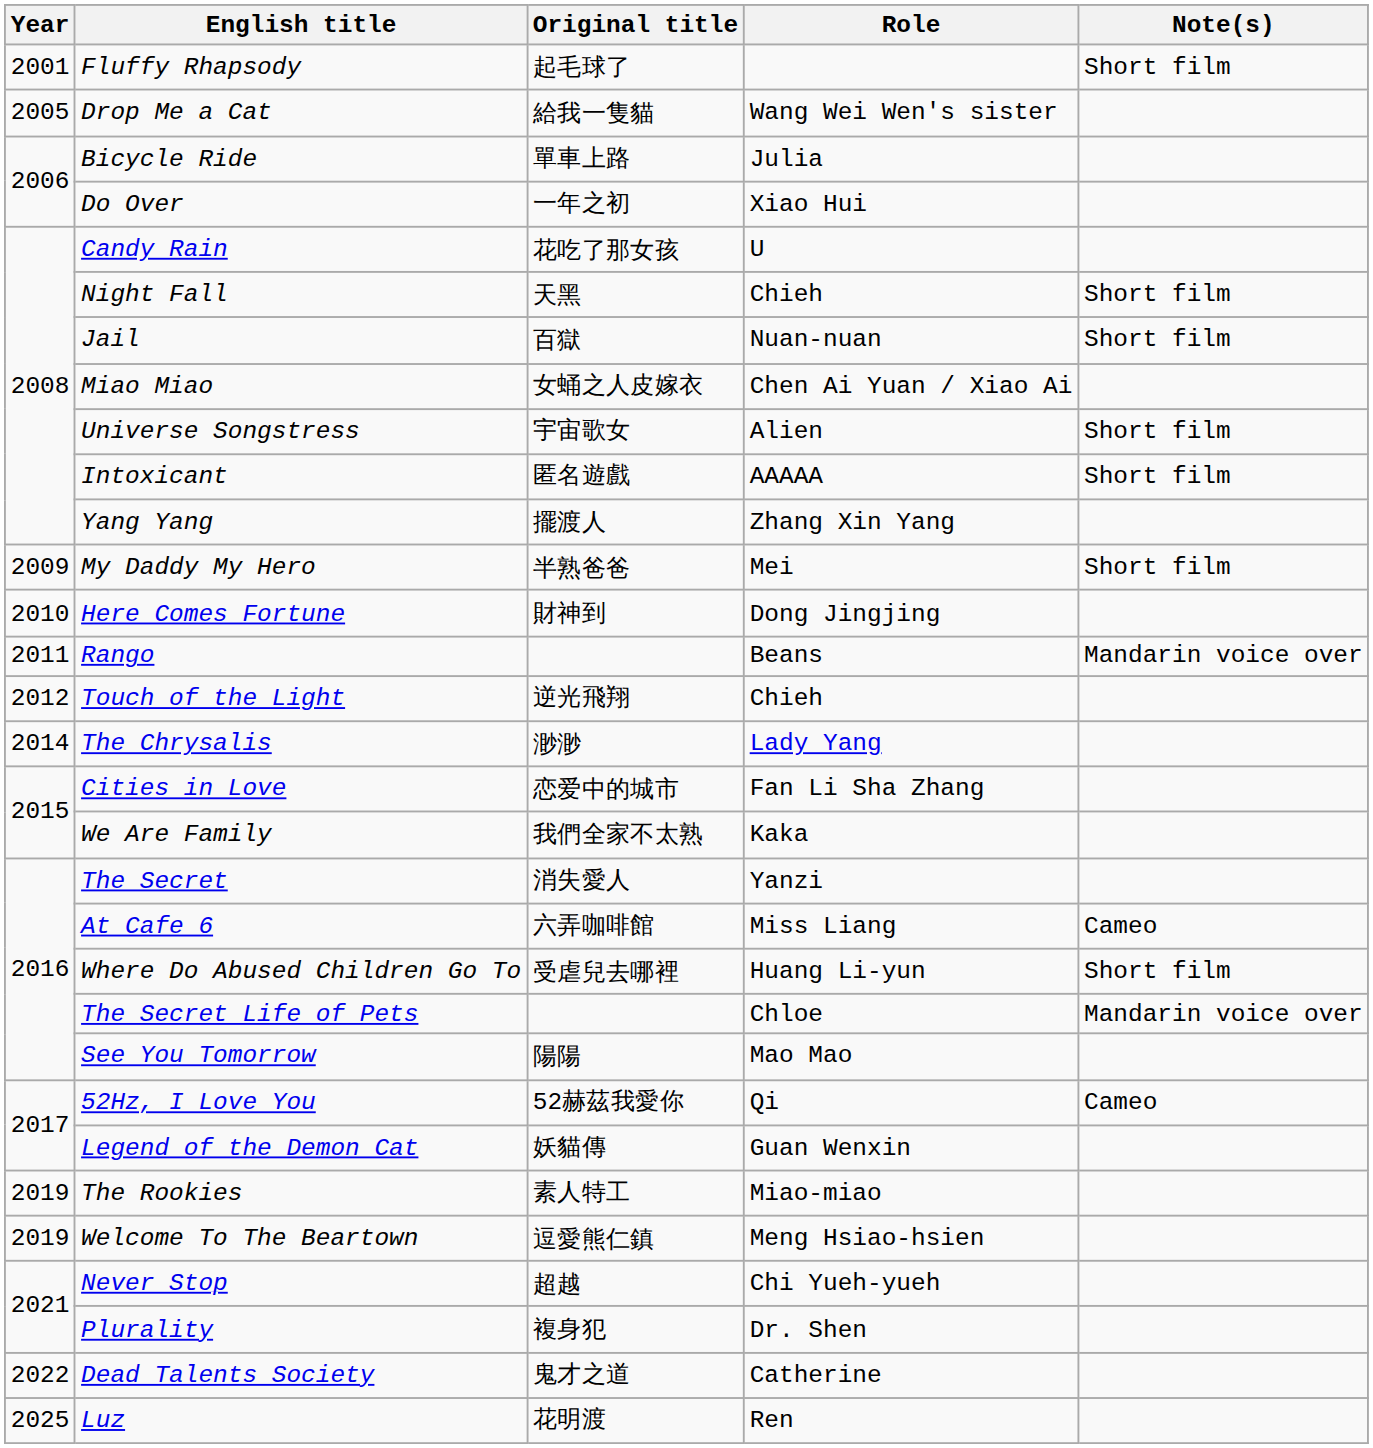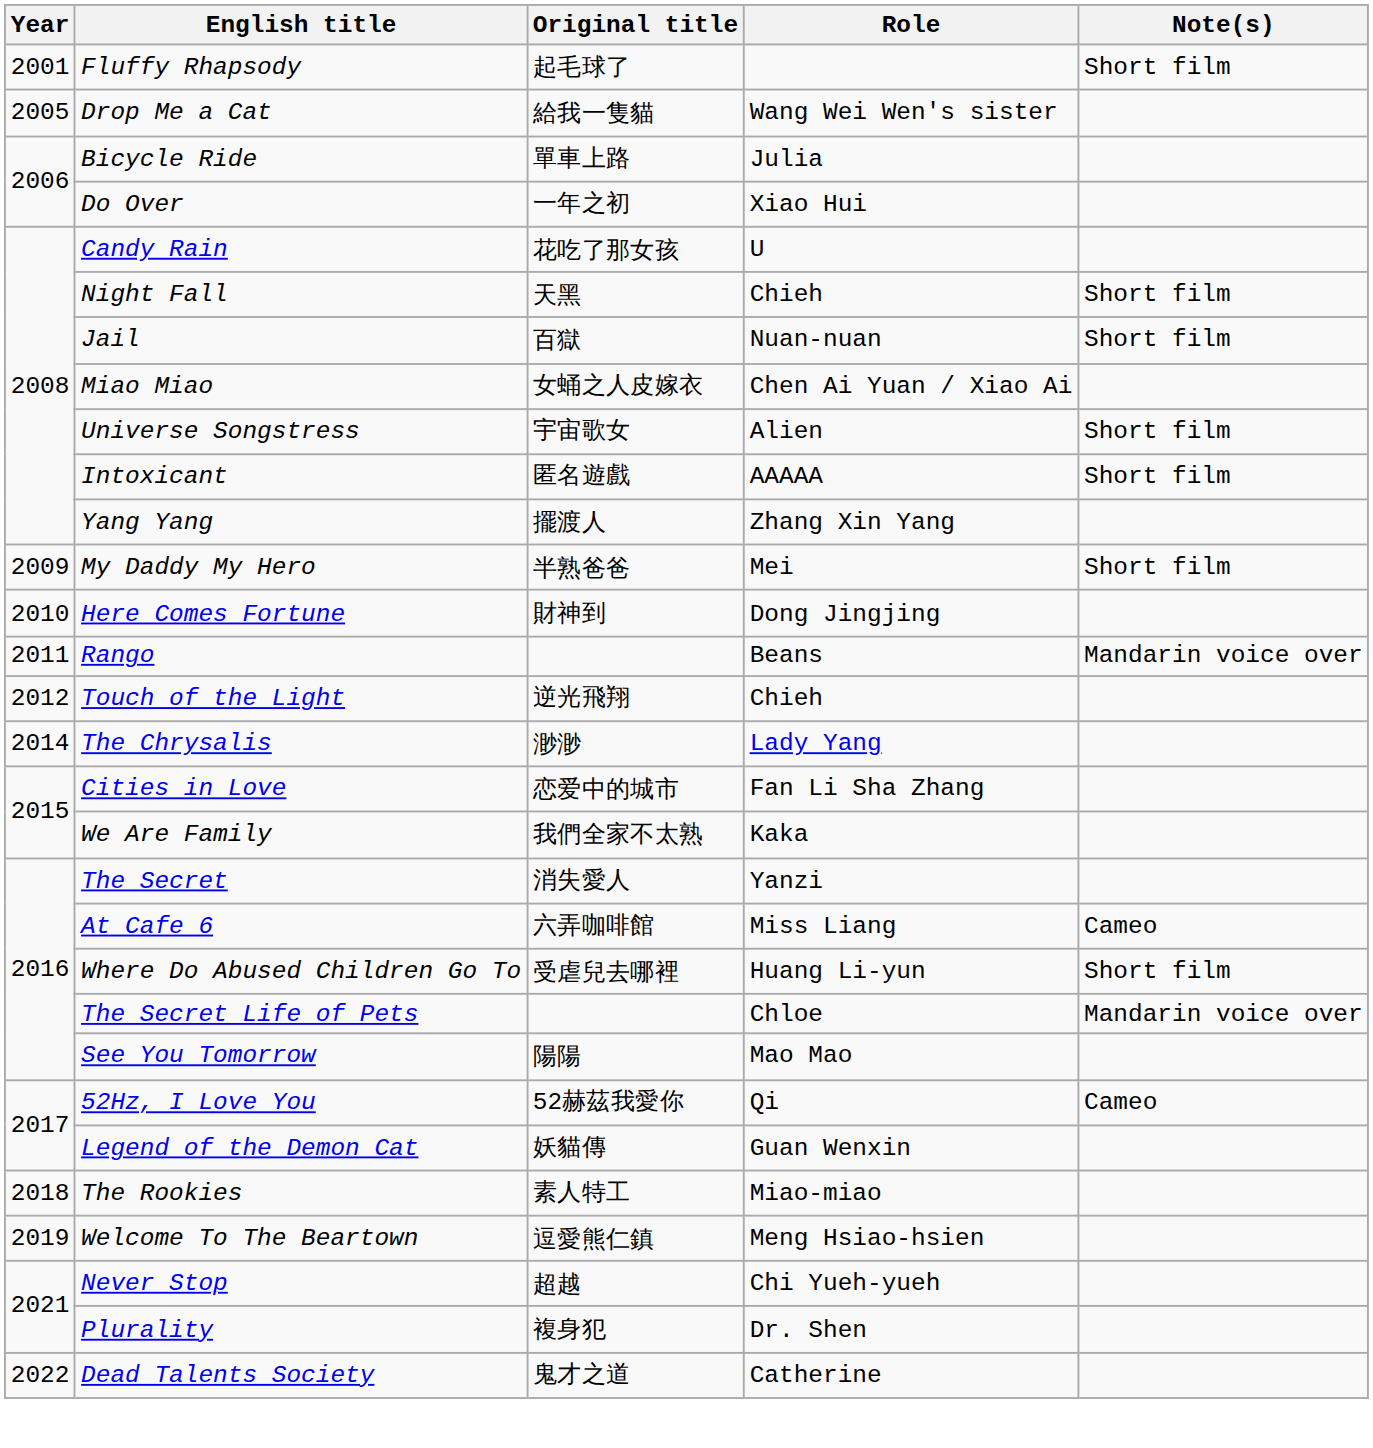(40, 1193) 2019 -> (40, 1193) 2018
- row: (103, 1420)
